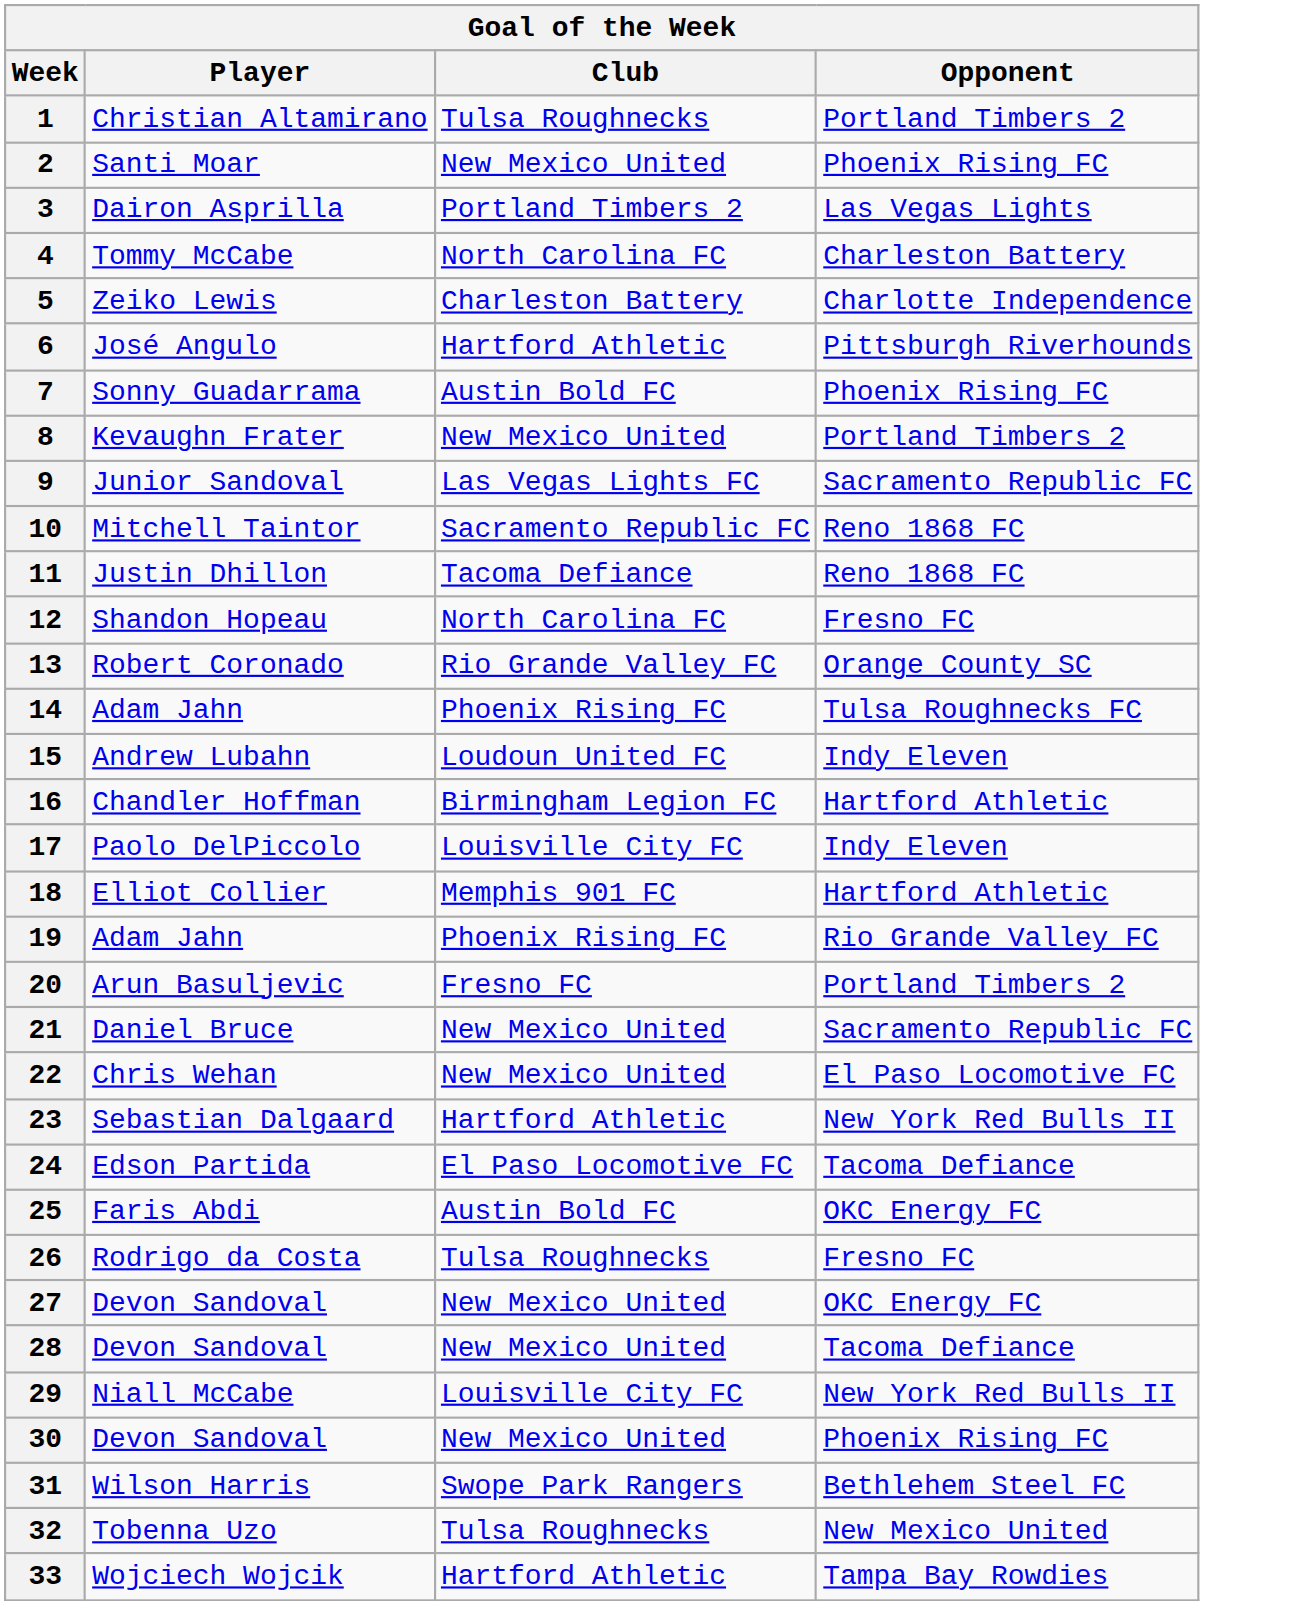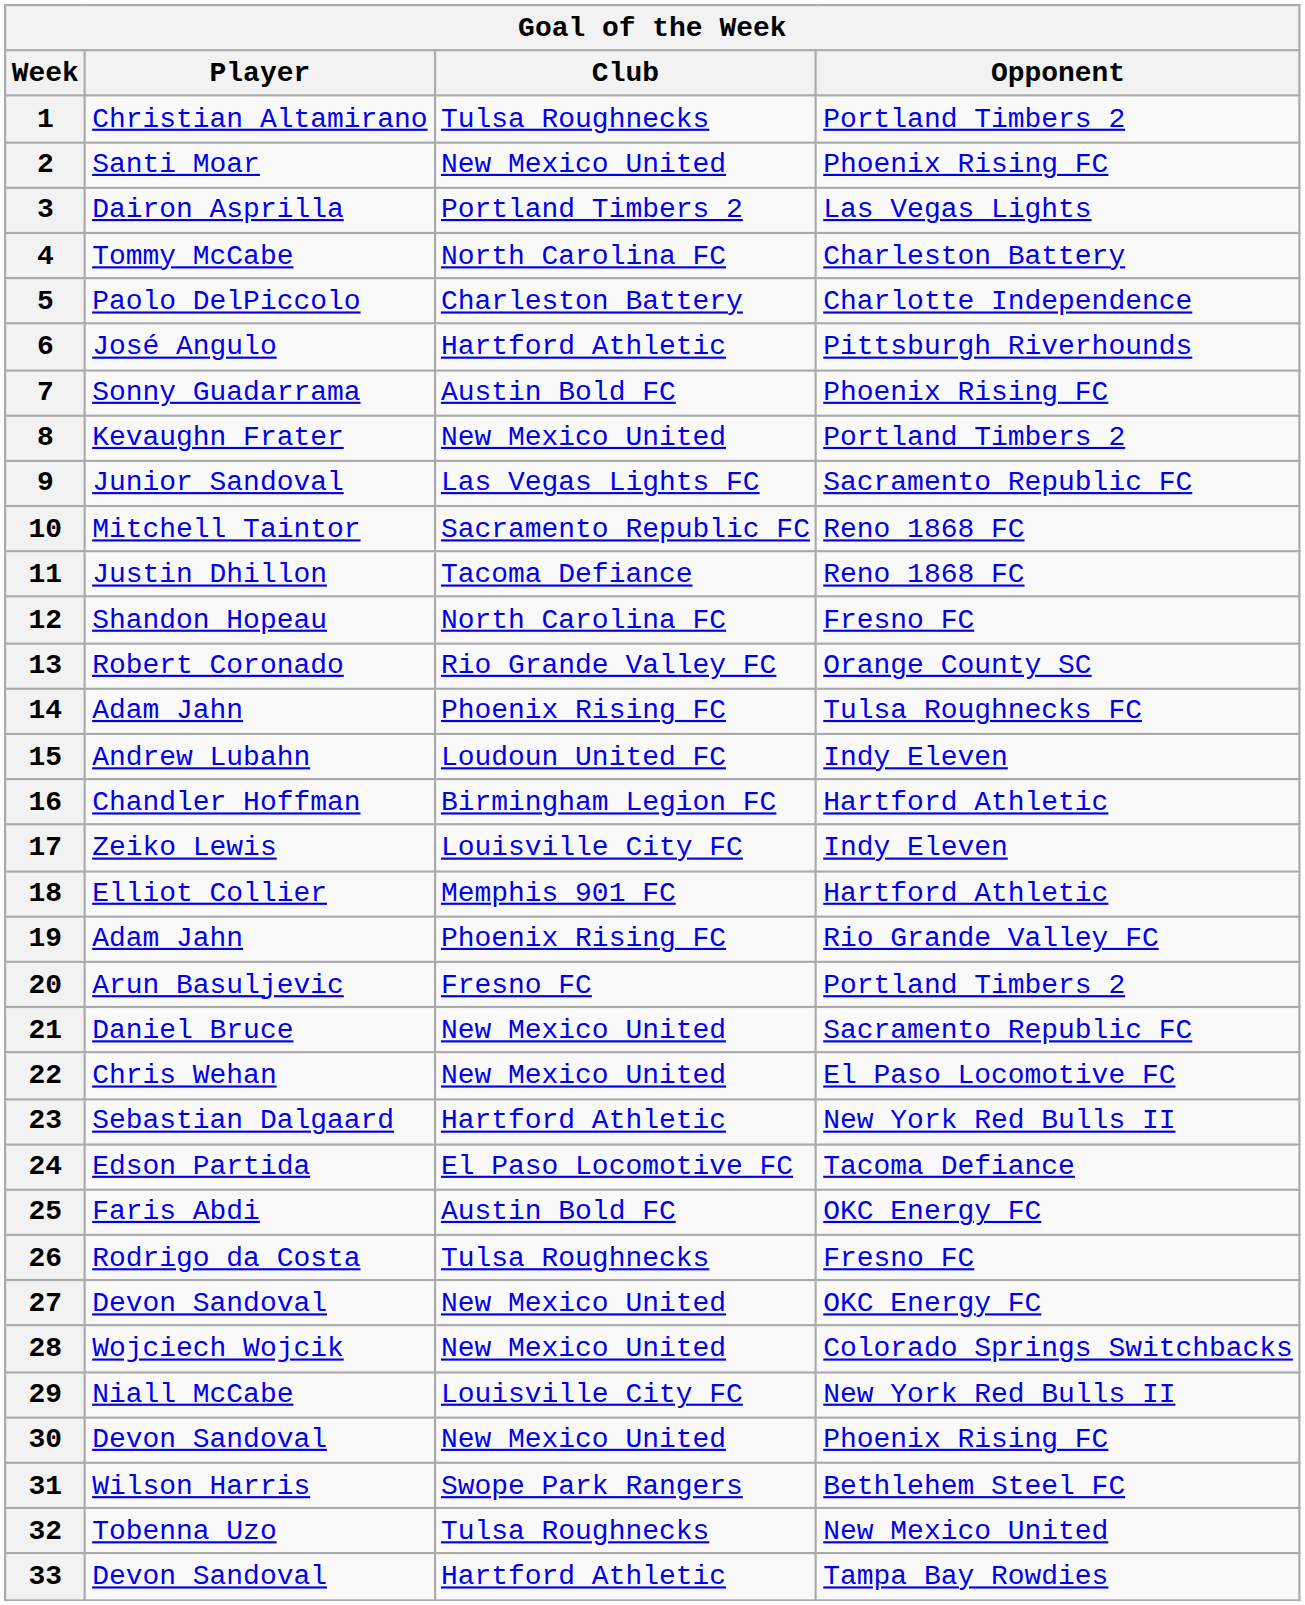(184, 301) Zeiko Lewis -> (226, 301) Paolo DelPiccolo
(226, 848) Paolo DelPiccolo -> (184, 848) Zeiko Lewis
(210, 1349) Devon Sandoval -> (218, 1349) Wojciech Wojcik
(949, 1349) Tacoma Defiance -> (1058, 1349) Colorado Springs Switchbacks
(218, 1577) Wojciech Wojcik -> (210, 1577) Devon Sandoval
